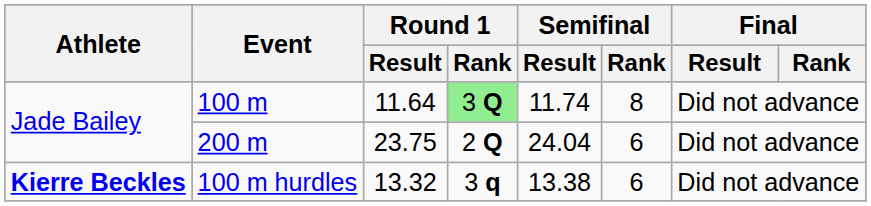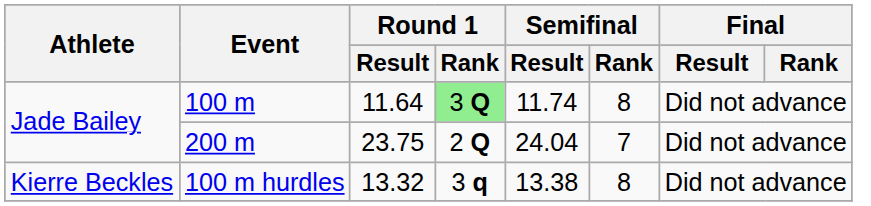(637, 142) 6 -> (624, 142) 7
(98, 182) bold -> (92, 182) normal
(637, 182) 6 -> (624, 182) 8
